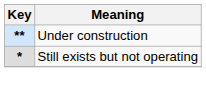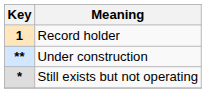+ row: (19, 35)
